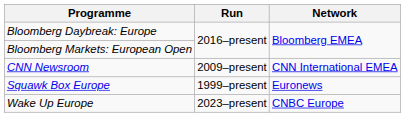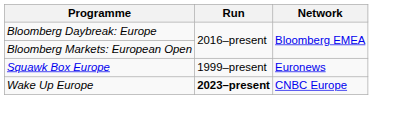- row: (48, 67)
(232, 103) normal -> (234, 85) bold
